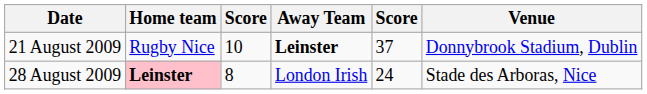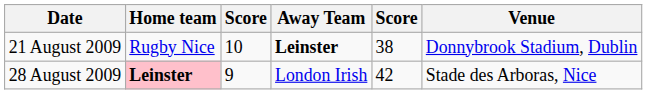(384, 46) 37 -> (384, 46) 38
(229, 74) 8 -> (229, 74) 9
(384, 74) 24 -> (384, 74) 42
